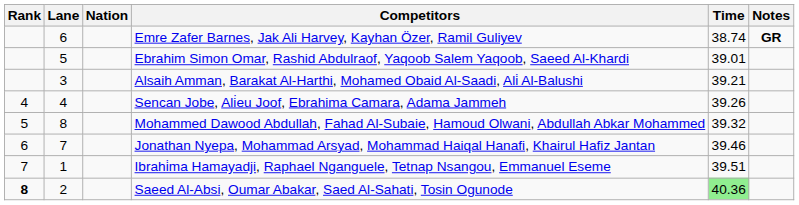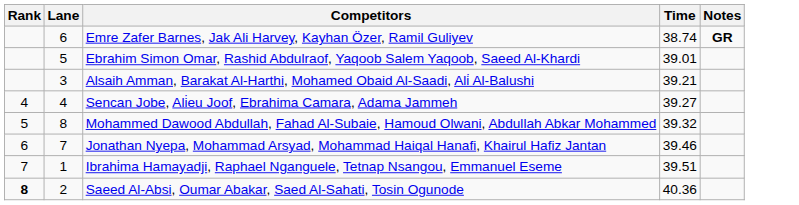- column: (107, 15)
(729, 102) 39.26 -> (680, 102) 39.27
(729, 189) lightgreen background -> (680, 189) no background
